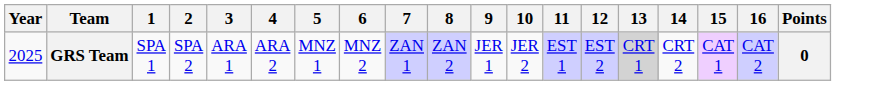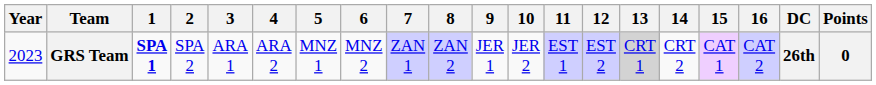+ column: (799, 18)
(25, 55) 2025 -> (25, 55) 2023
(151, 55) normal -> (152, 55) bold
